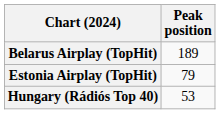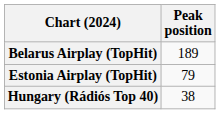(188, 97) 53 -> (188, 97) 38
